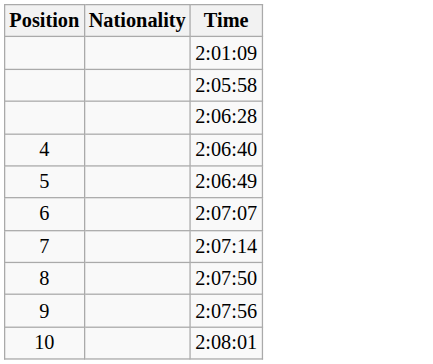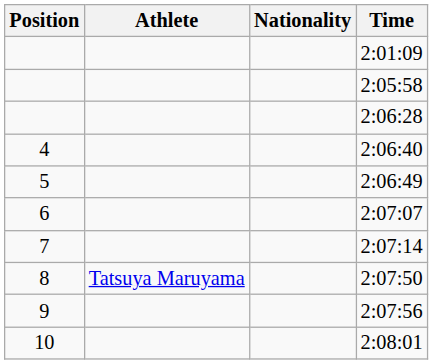+ column: (167, 20)
